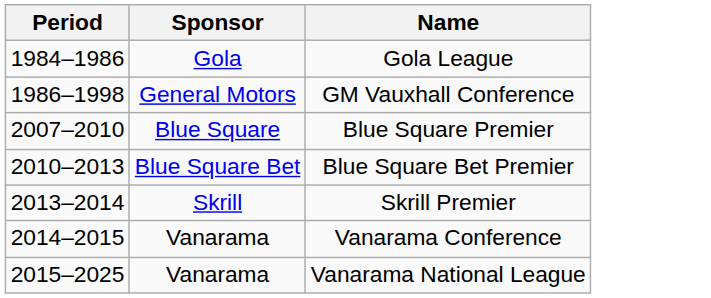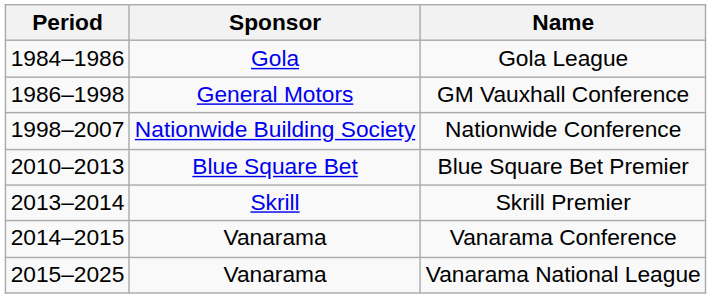+ row: (563, 130)
- row: (448, 130)
